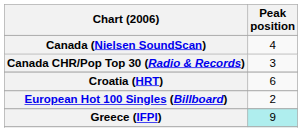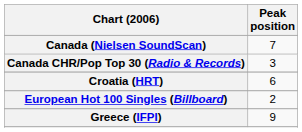(273, 44) 4 -> (273, 44) 7
(273, 117) paleturquoise background -> (273, 117) no background
